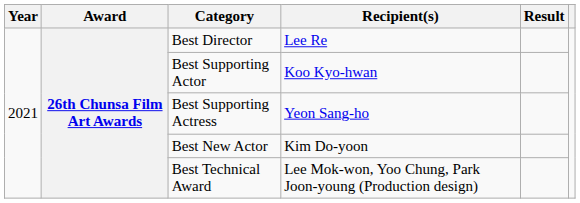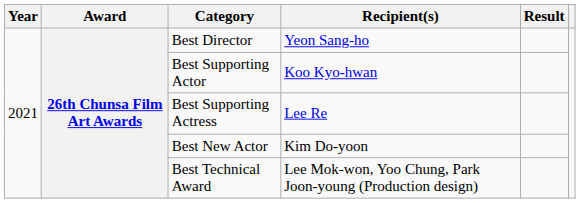(306, 40) Lee Re -> (327, 40) Yeon Sang-ho
(327, 113) Yeon Sang-ho -> (306, 113) Lee Re
